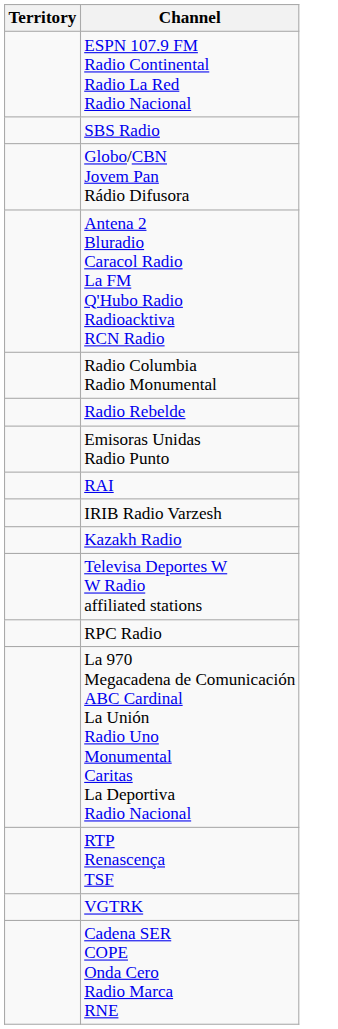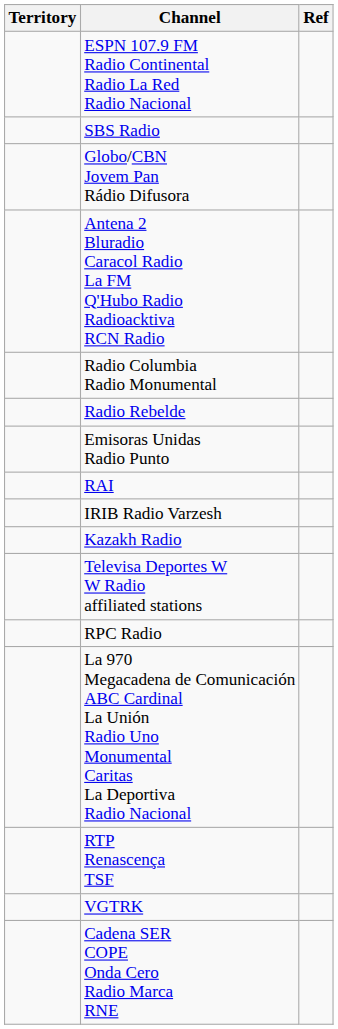+ column: (316, 18)
